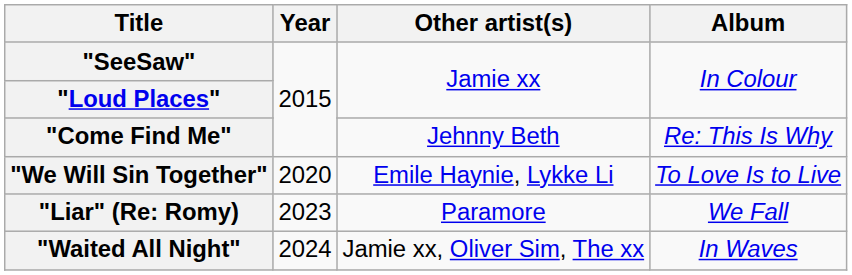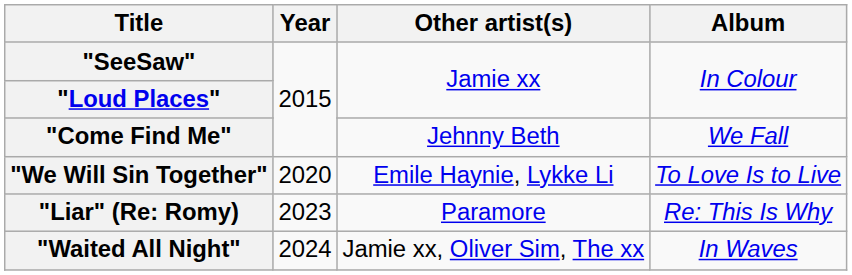(748, 136) Re: This Is Why -> (748, 136) We Fall
(748, 212) We Fall -> (748, 212) Re: This Is Why
